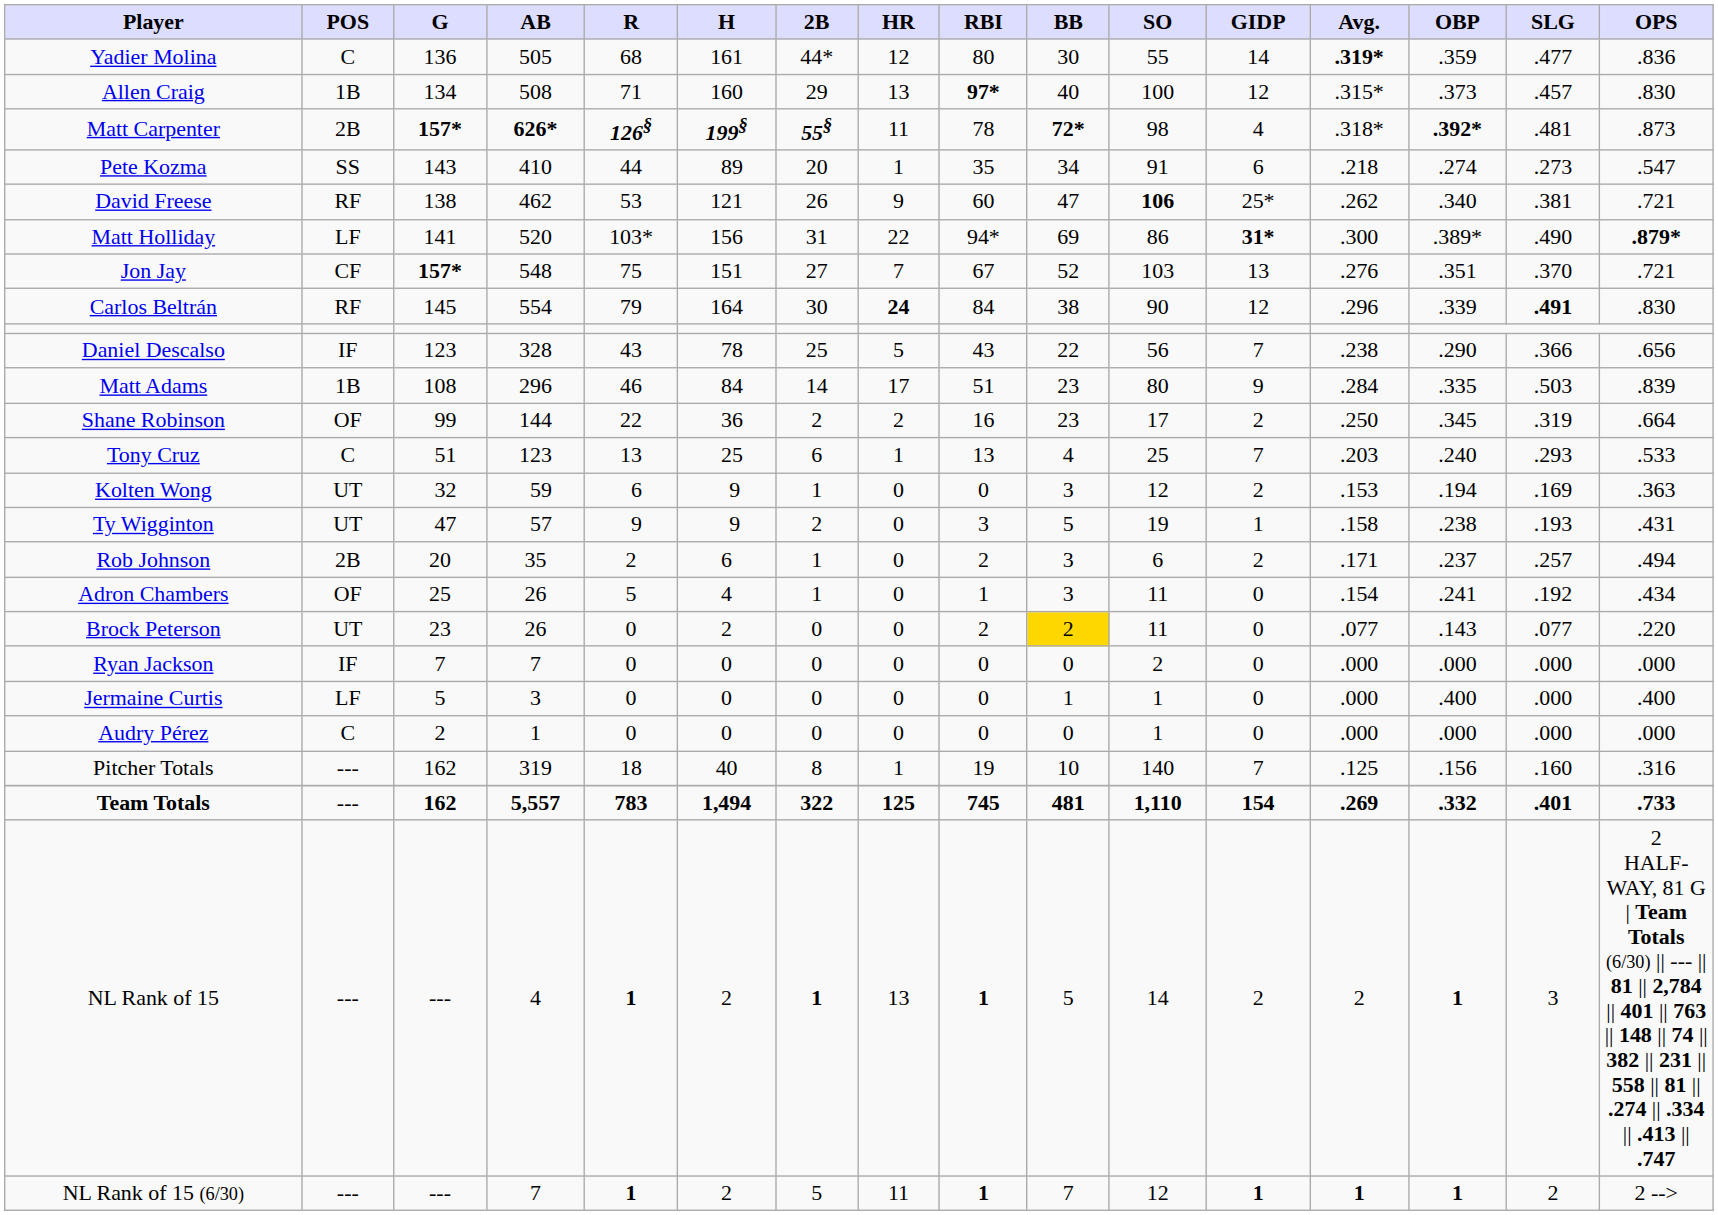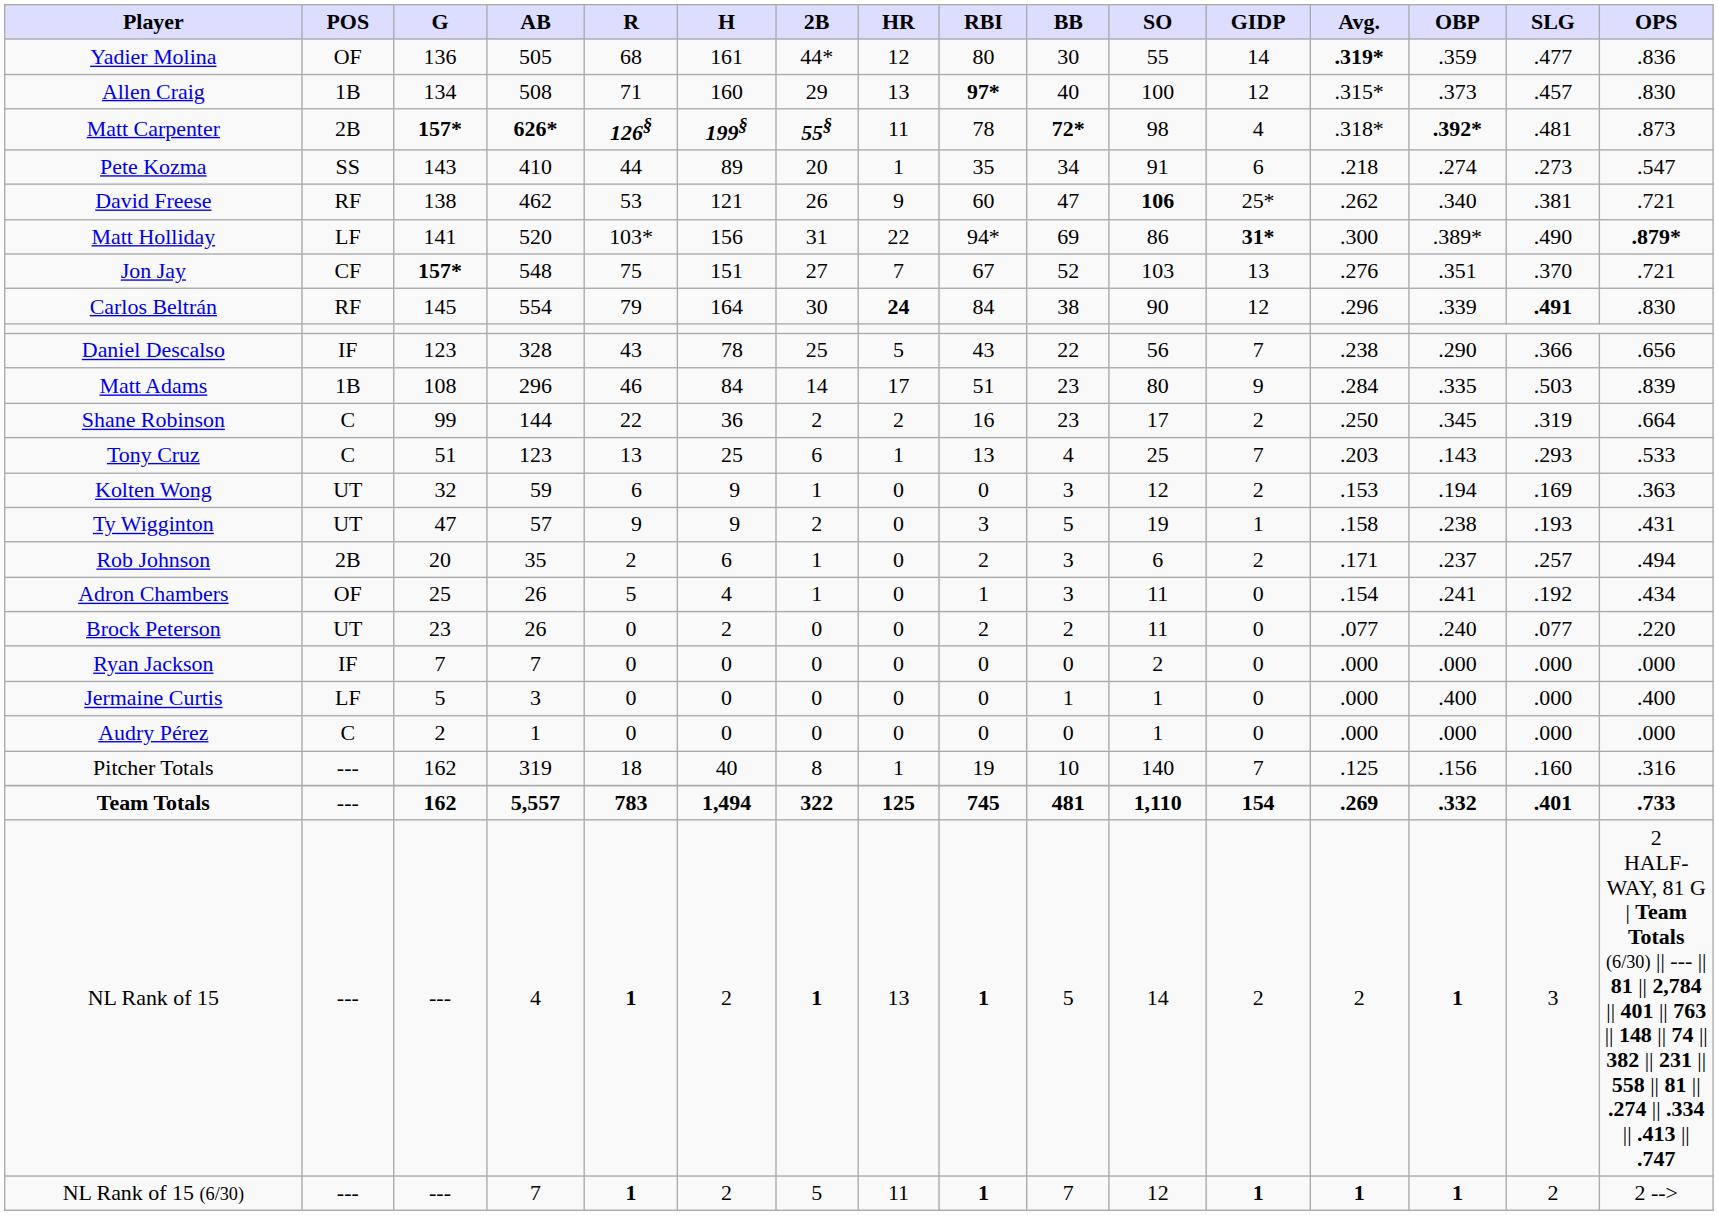(348, 56) C -> (348, 56) OF
(348, 420) OF -> (348, 420) C
(1457, 455) .240 -> (1457, 455) .143
(1068, 628) gold background -> (1068, 628) no background
(1457, 628) .143 -> (1457, 628) .240
